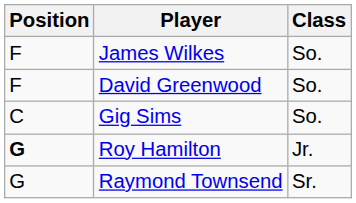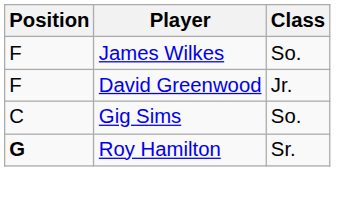(307, 85) So. -> (282, 85) Jr.
(303, 149) Jr. -> (283, 149) Sr.
- row: (191, 181)
